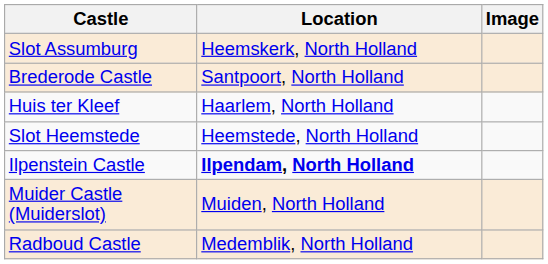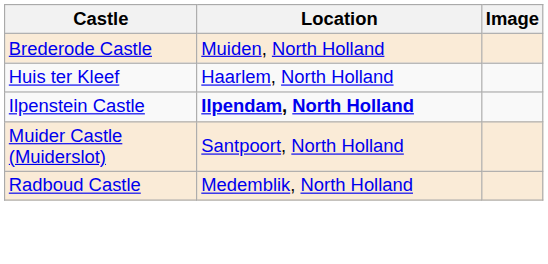- row: (73, 48)
(303, 77) Santpoort, North Holland -> (293, 48) Muiden, North Holland
- row: (74, 135)
(293, 204) Muiden, North Holland -> (303, 146) Santpoort, North Holland
